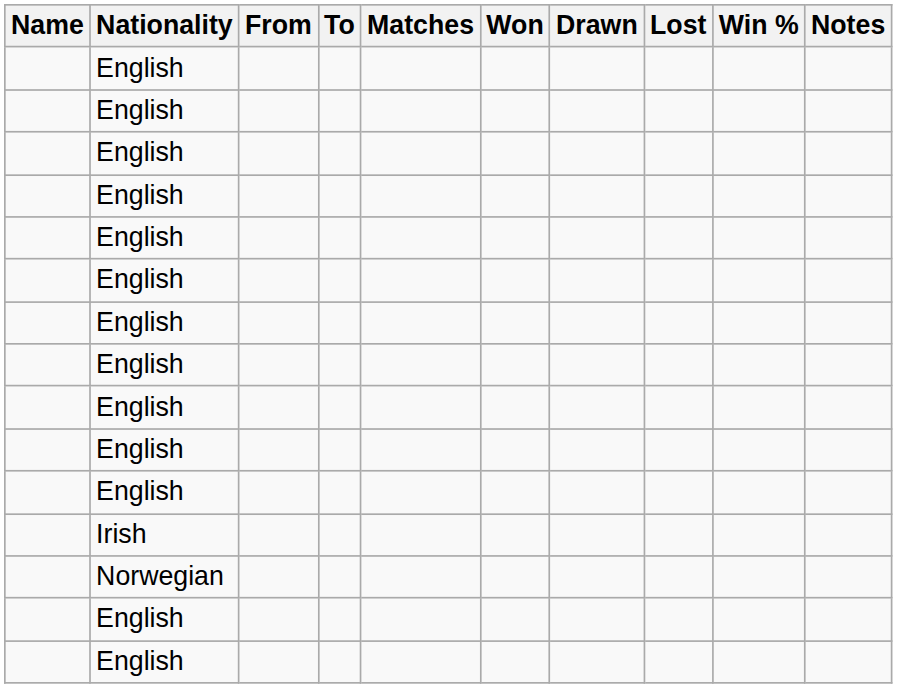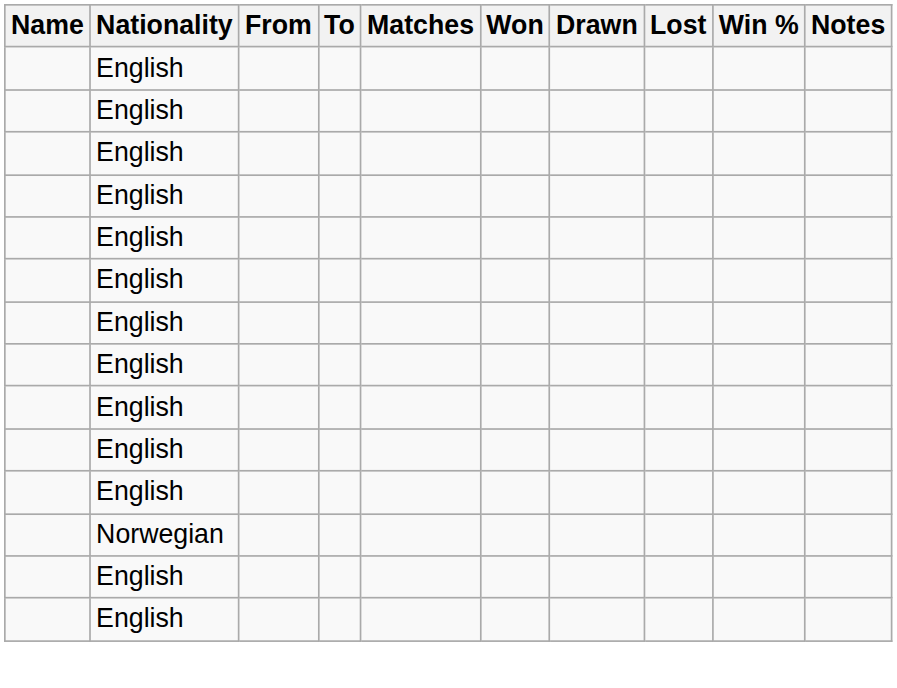- row: (47, 535)
